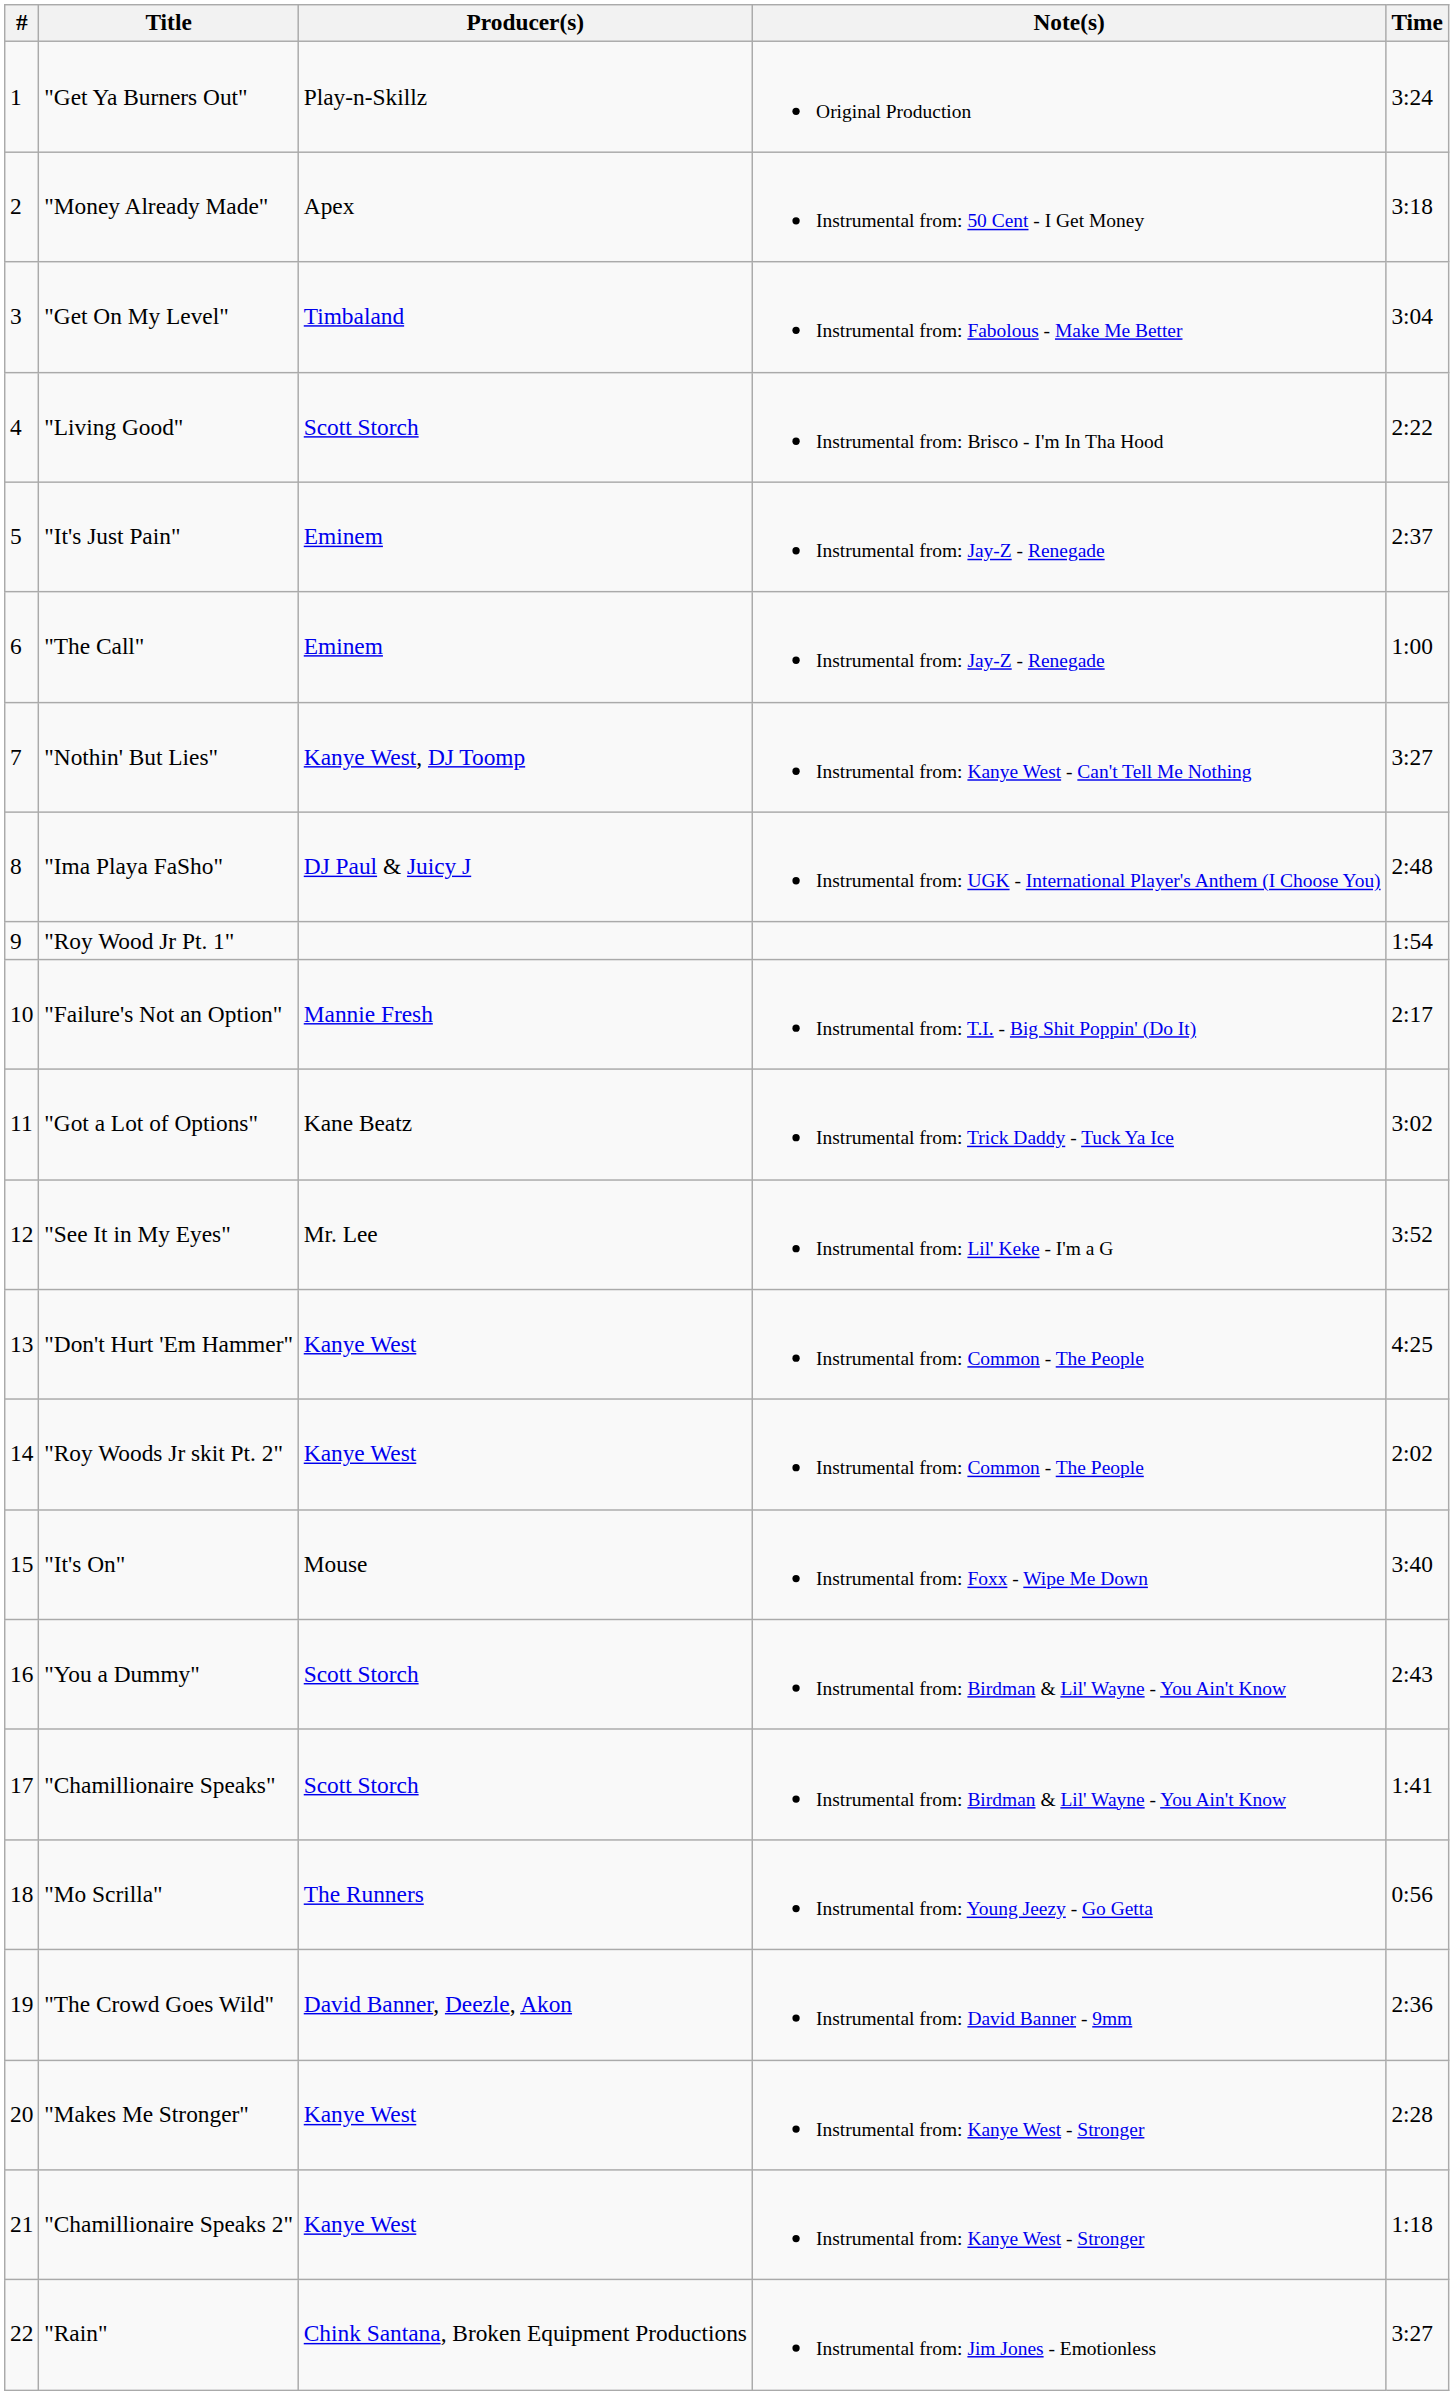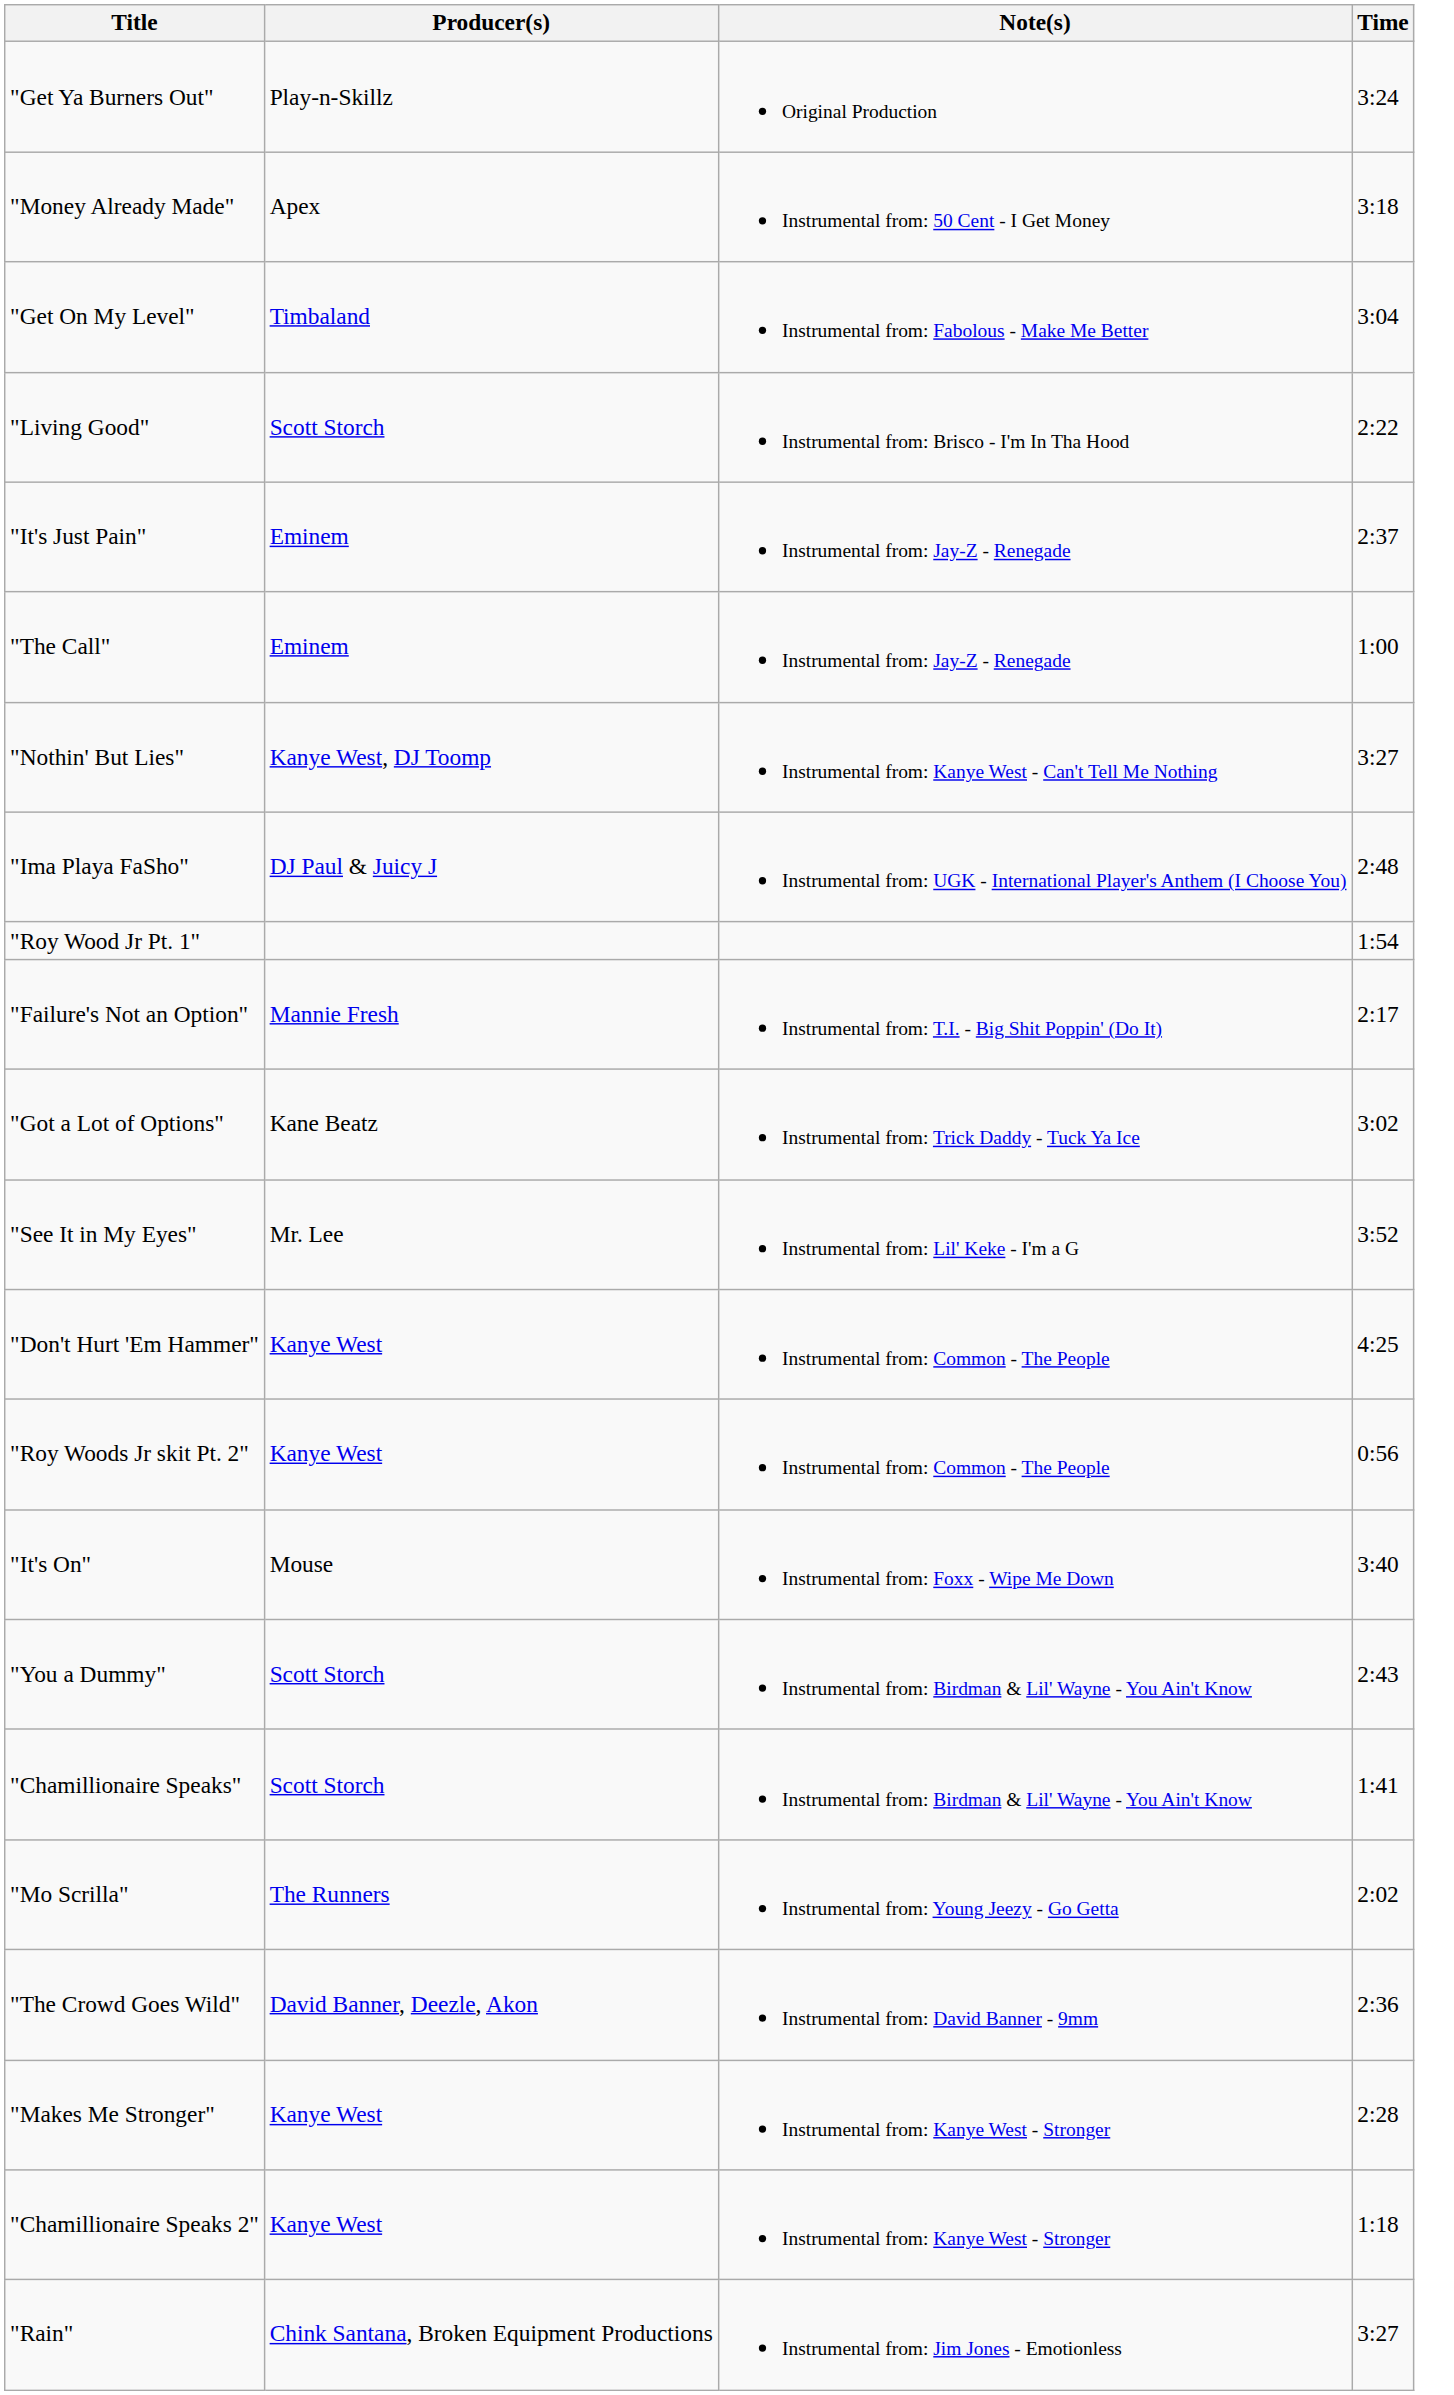- column: (22, 23)
(1412, 1454) 2:02 -> (1378, 1454) 0:56
(1412, 1894) 0:56 -> (1378, 1894) 2:02
